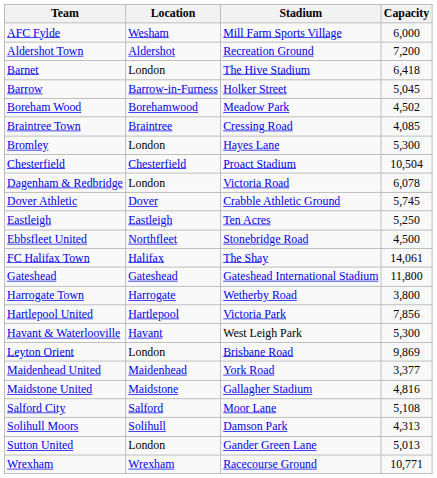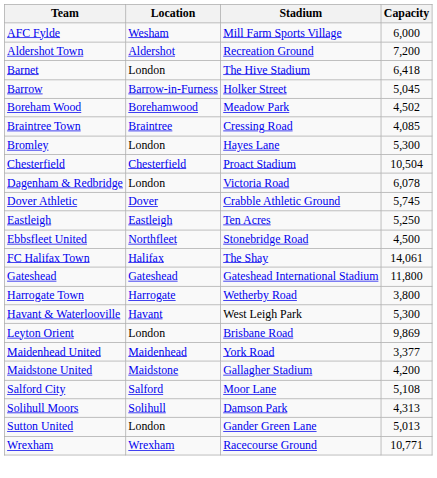- row: (50, 314)
(407, 389) 4,816 -> (407, 370) 4,200
